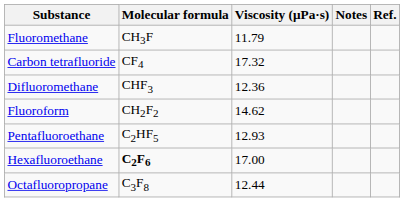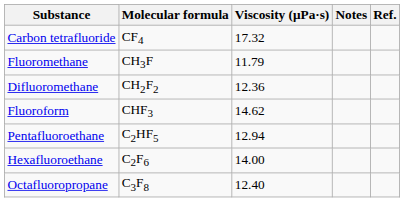rows swapped: (61, 62) <-> (48, 37)
(137, 86) CHF3 -> (140, 86) CH2F2
(140, 111) CH2F2 -> (137, 111) CHF3
(250, 135) 12.93 -> (250, 135) 12.94
(136, 160) bold -> (135, 160) normal
(250, 160) 17.00 -> (250, 160) 14.00
(250, 185) 12.44 -> (250, 185) 12.40
